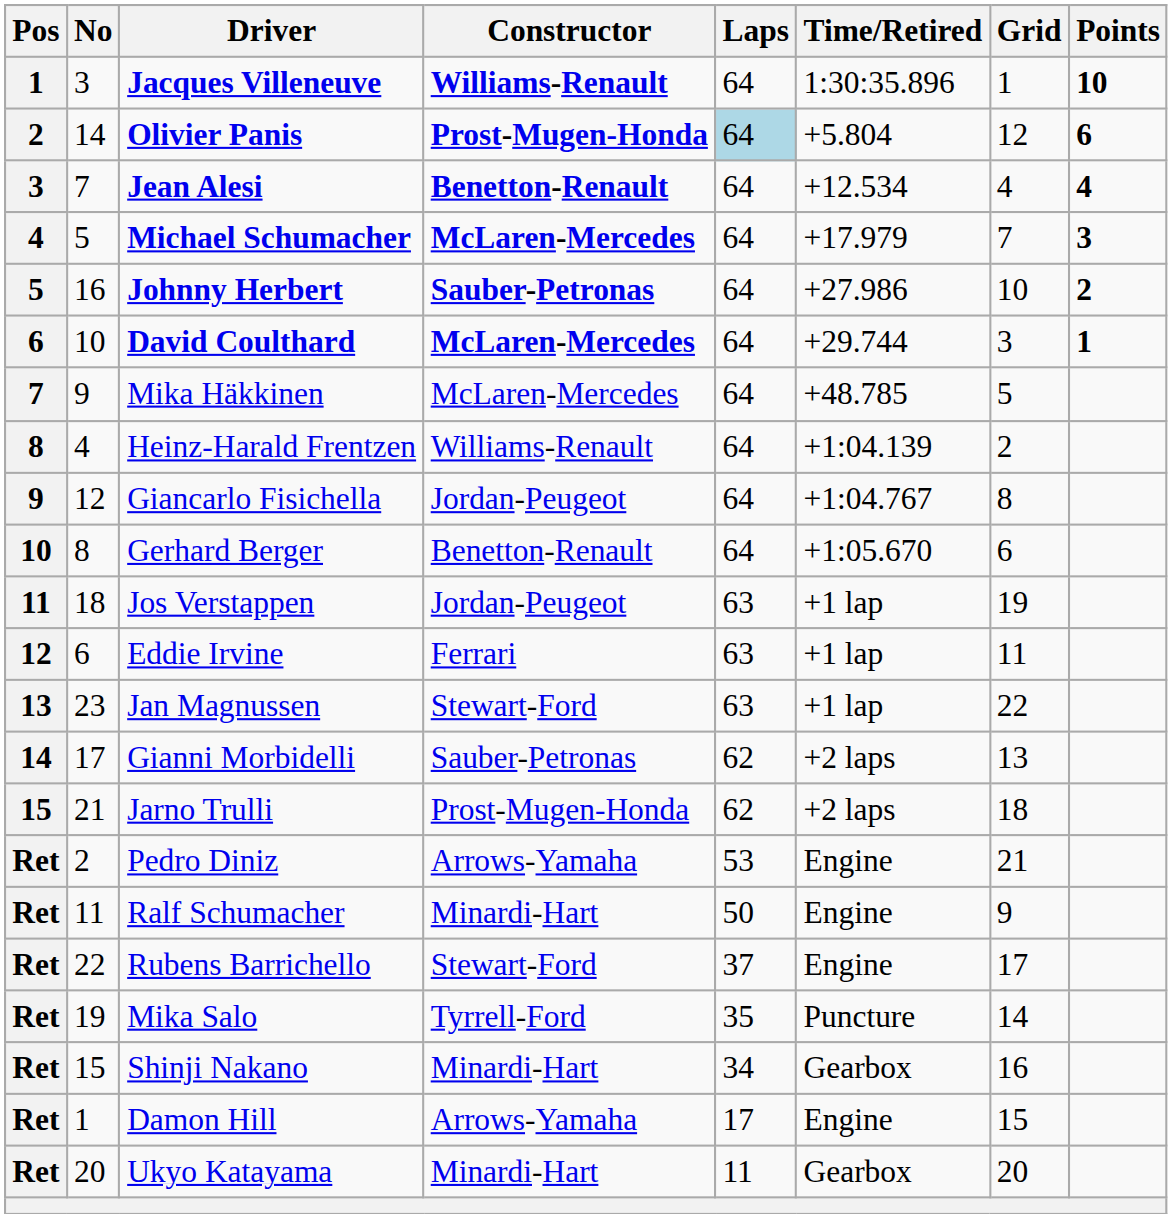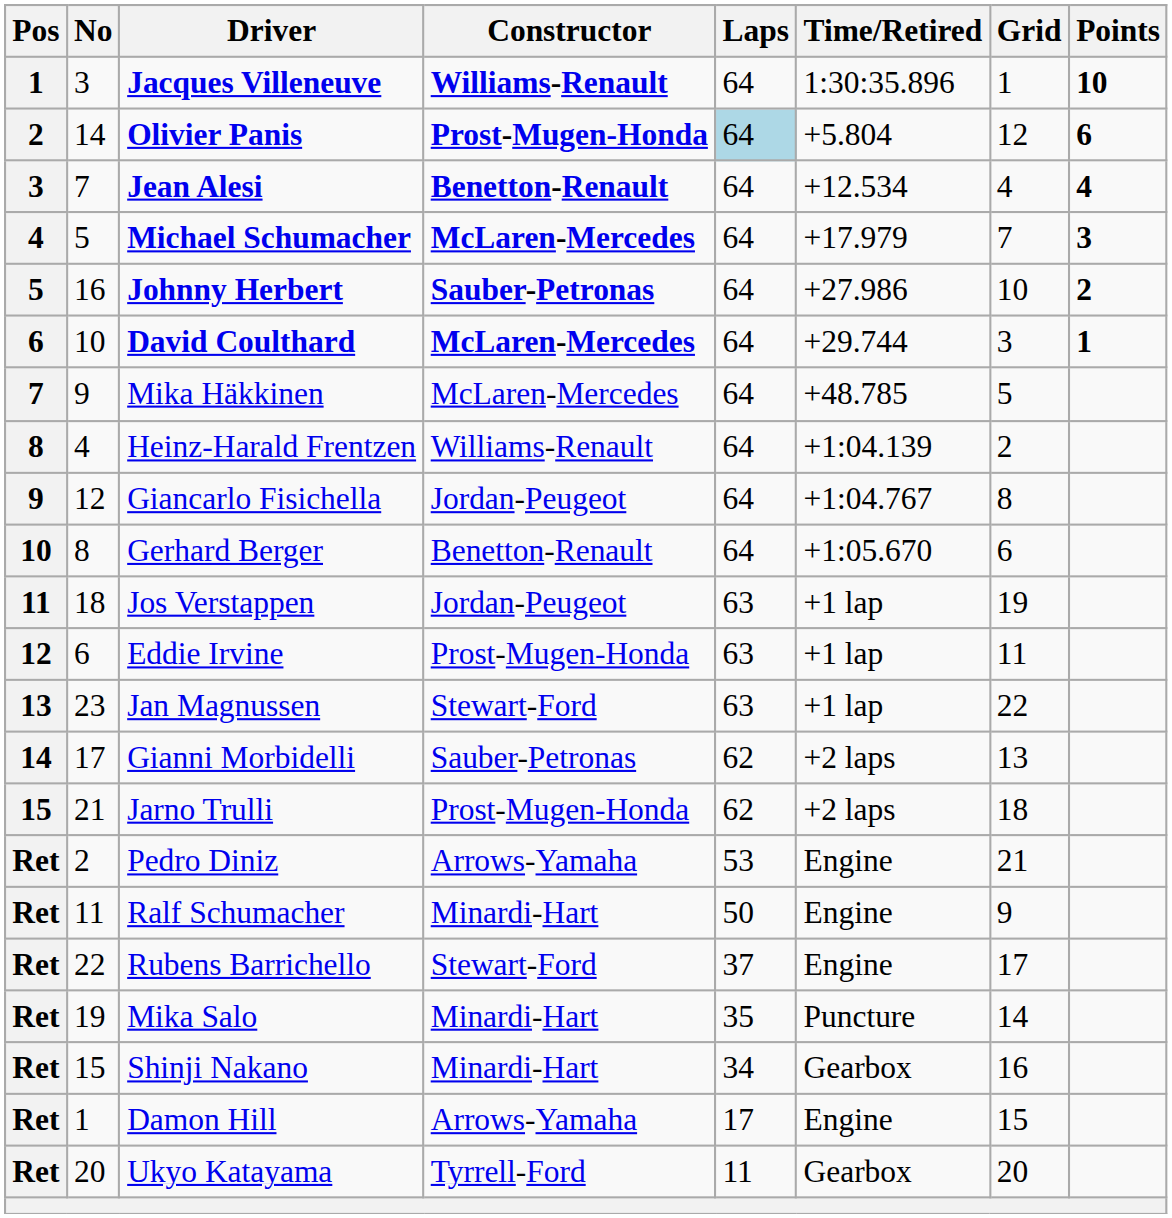(473, 653) Ferrari -> (560, 653) Prost-Mugen-Honda
(508, 1016) Tyrrell-Ford -> (515, 1016) Minardi-Hart
(515, 1171) Minardi-Hart -> (508, 1171) Tyrrell-Ford
